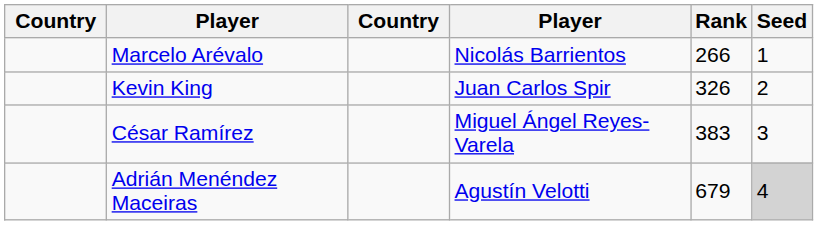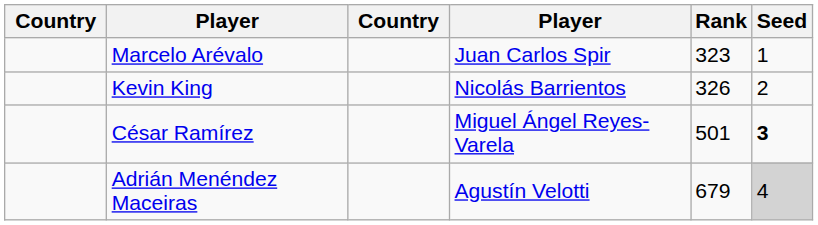(540, 54) Nicolás Barrientos -> (533, 54) Juan Carlos Spir
(713, 54) 266 -> (713, 54) 323
(533, 88) Juan Carlos Spir -> (540, 88) Nicolás Barrientos
(713, 133) 383 -> (713, 133) 501
(763, 133) normal -> (763, 133) bold
